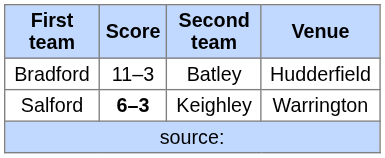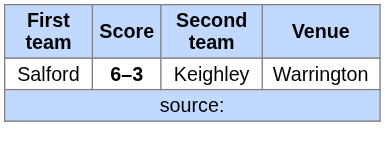- row: (52, 74)
